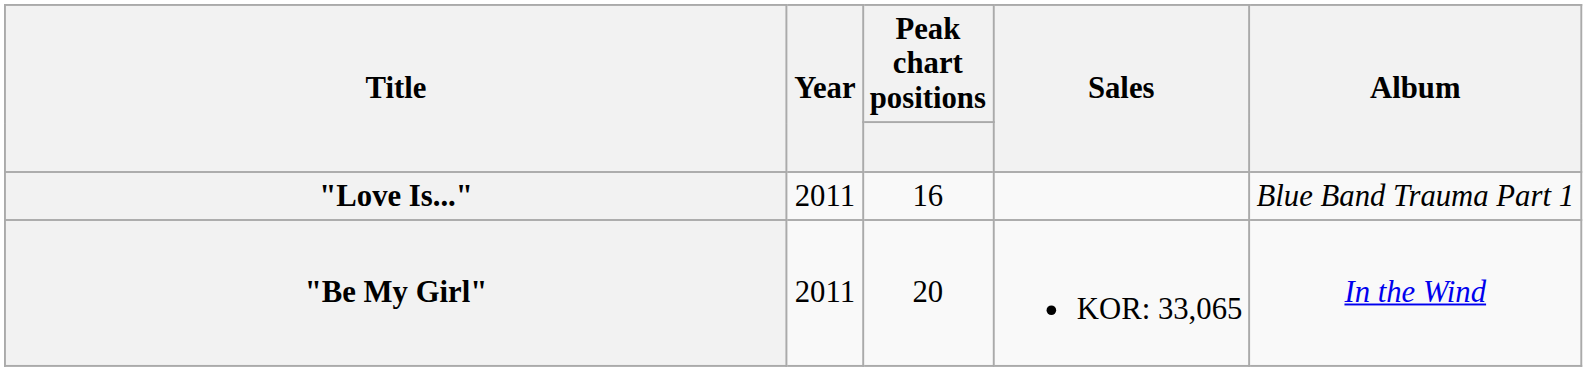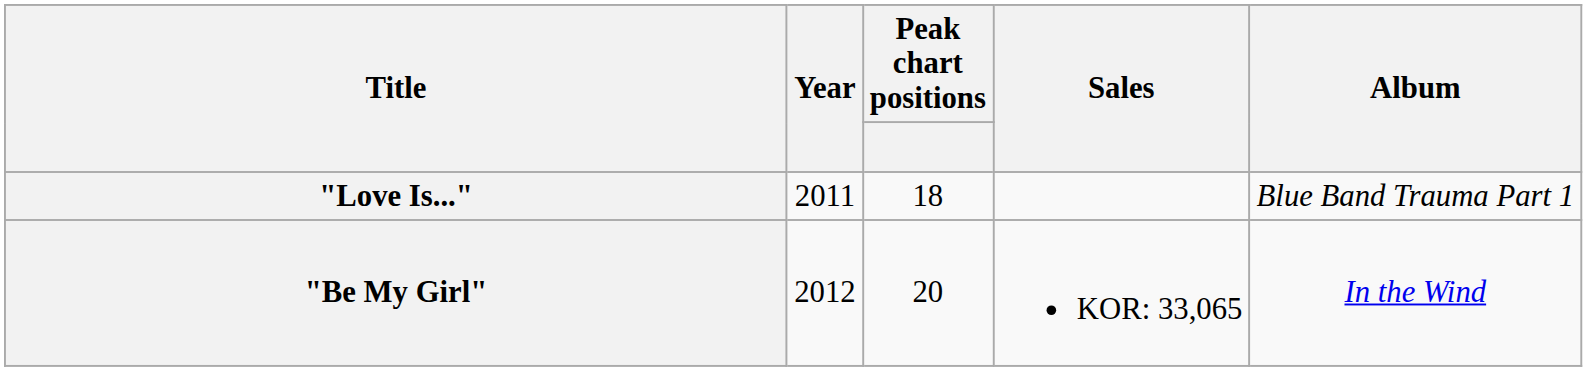(928, 195) 16 -> (928, 195) 18
(825, 292) 2011 -> (825, 292) 2012
